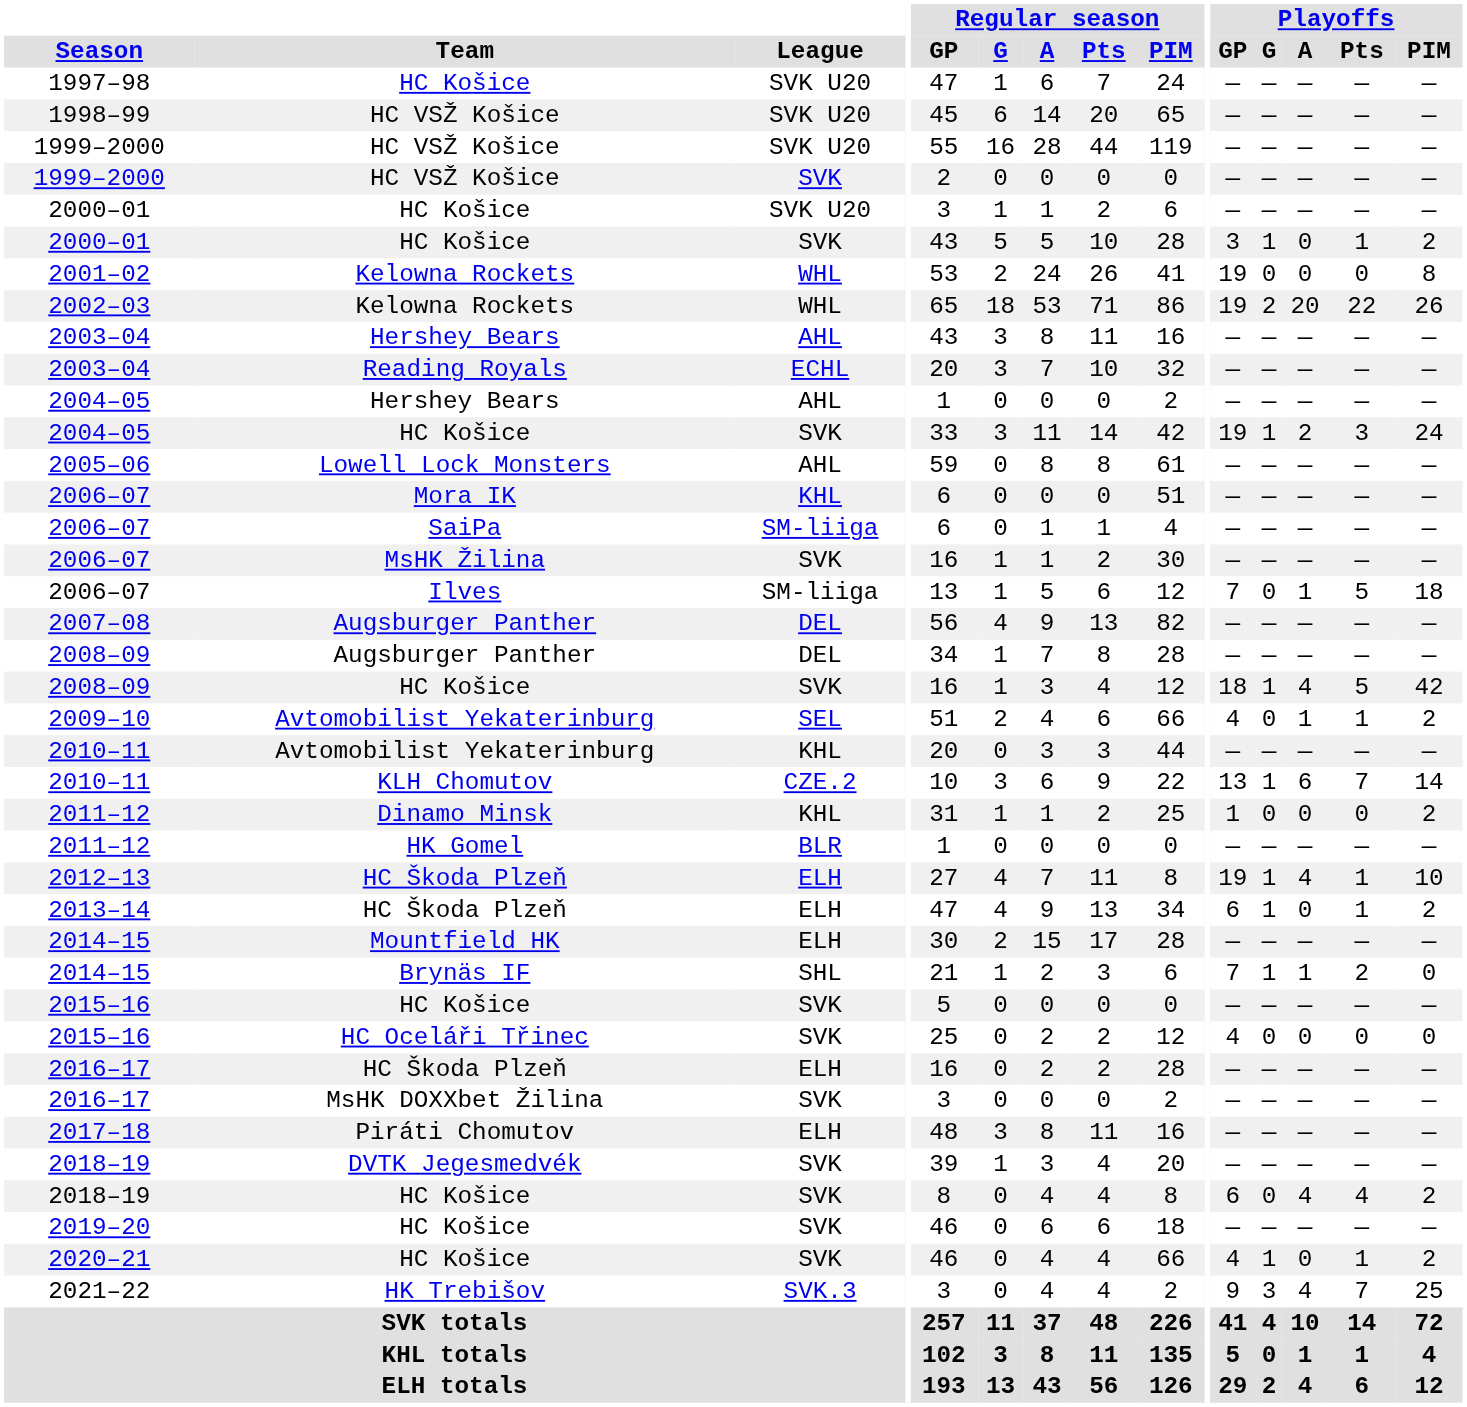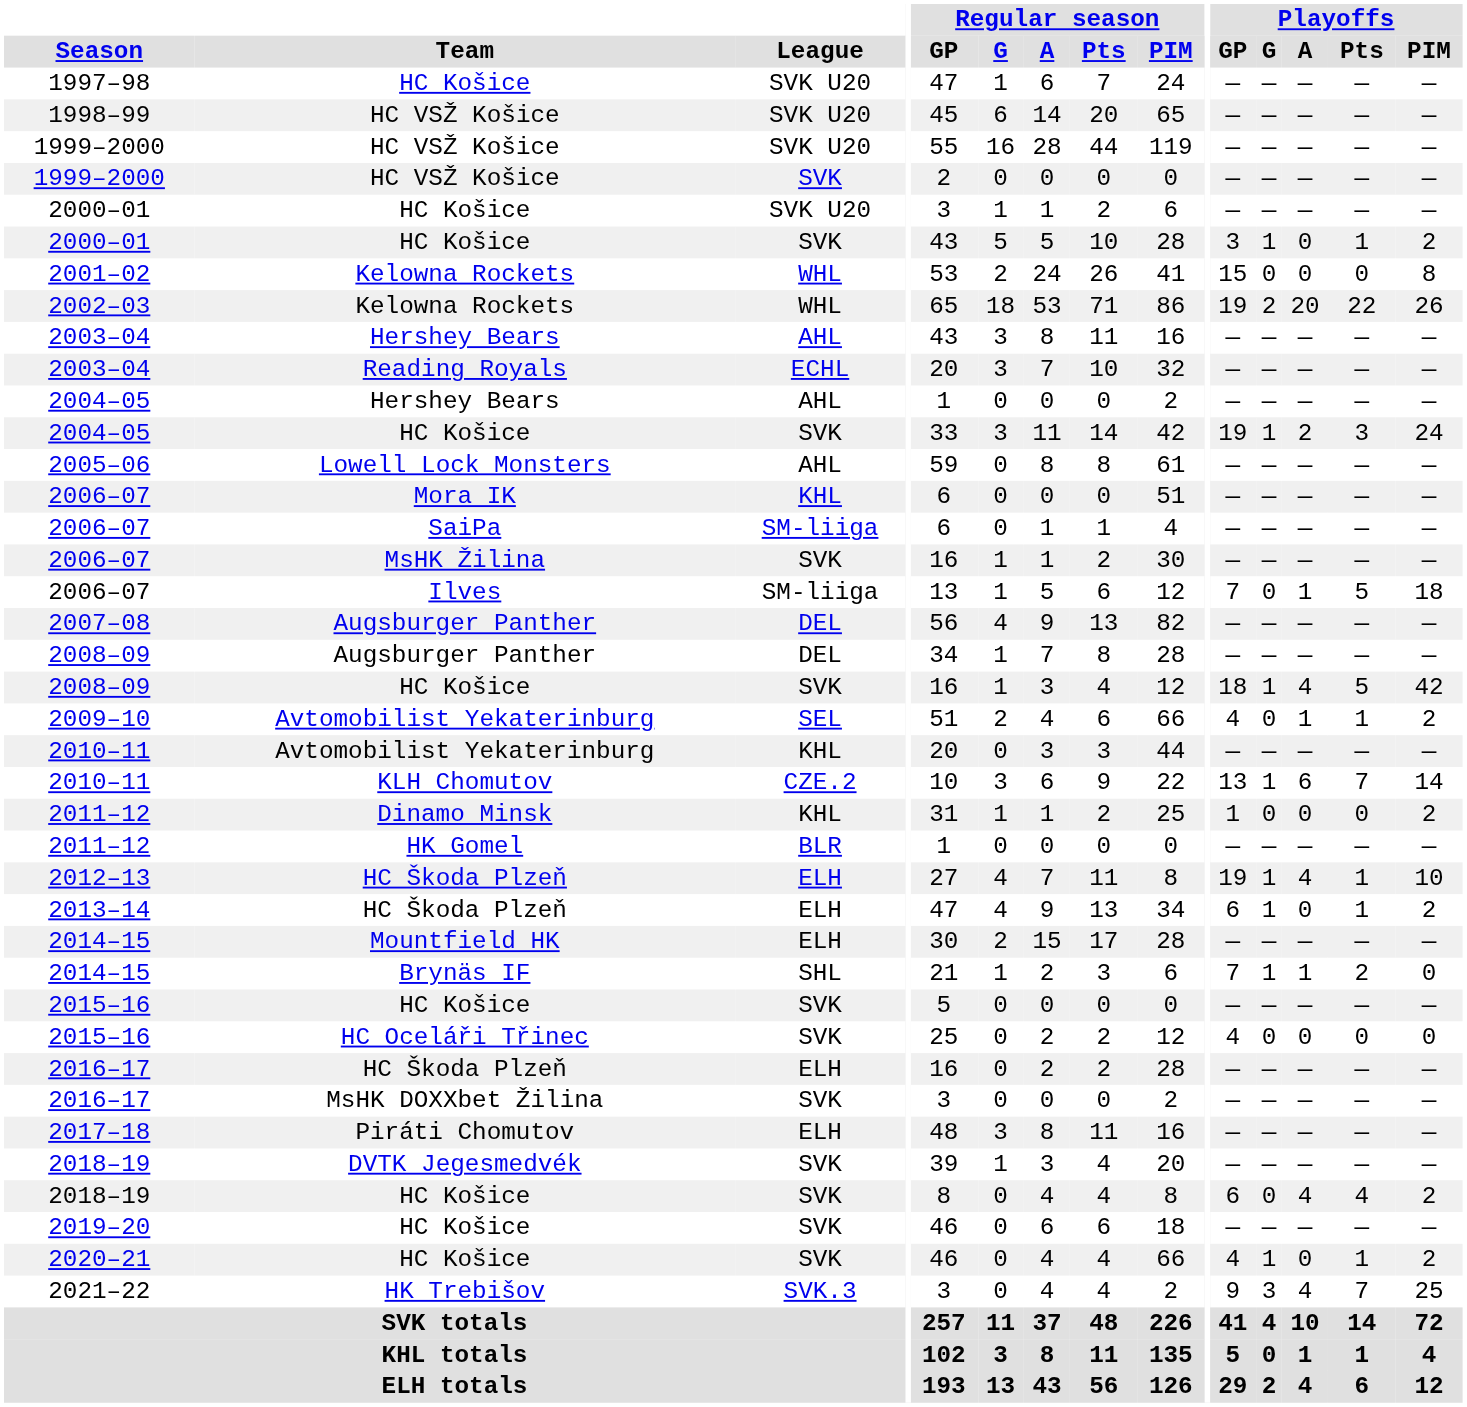(1233, 274) 19 -> (1233, 274) 15
